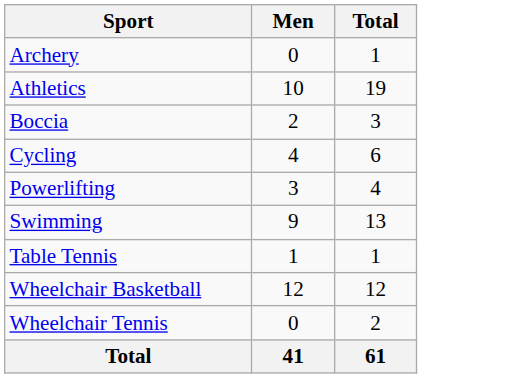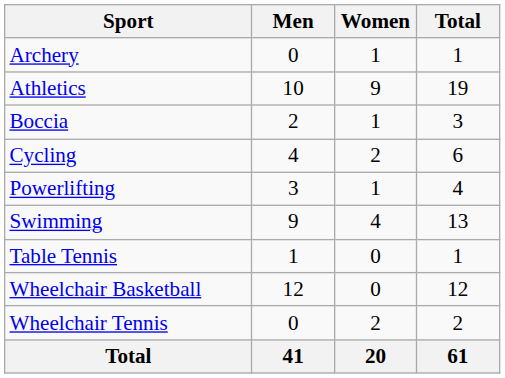+ column: (375, 21)
